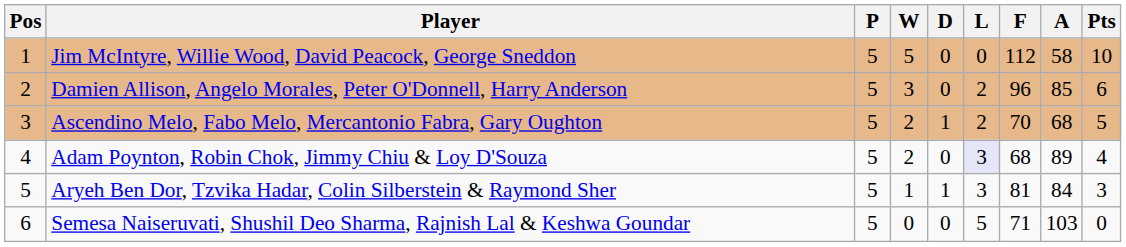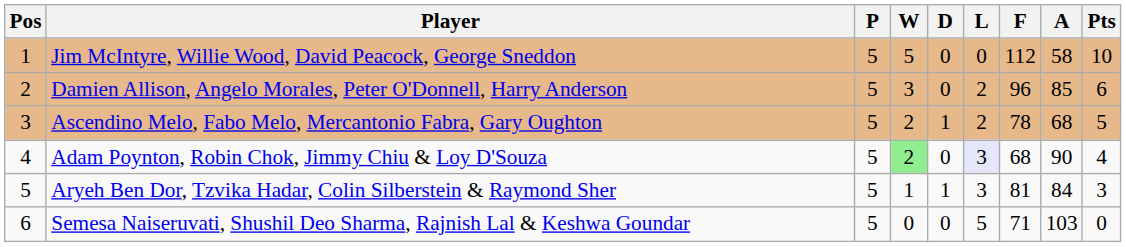(1020, 122) 70 -> (1020, 122) 78
(909, 156) no background -> (909, 156) lightgreen background
(1062, 156) 89 -> (1062, 156) 90
